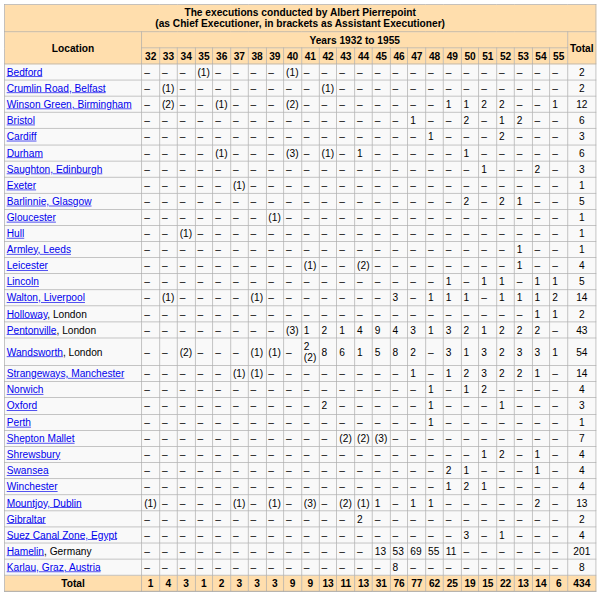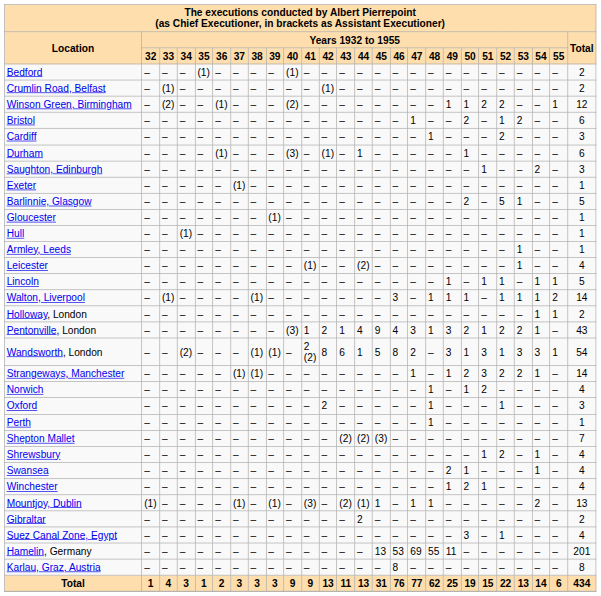(502, 201) 2 -> (502, 201) 5
(537, 330) 2 -> (537, 330) 1
(502, 352) 2 -> (502, 352) 1
